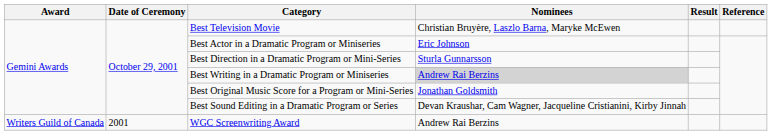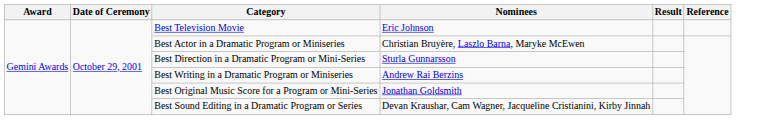(519, 28) Christian Bruyère, Laszlo Barna, Maryke McEwen -> (408, 28) Eric Johnson
(444, 43) Eric Johnson -> (483, 43) Christian Bruyère, Laszlo Barna, Maryke McEwen
(458, 75) lightgrey background -> (423, 75) no background
- row: (245, 122)
